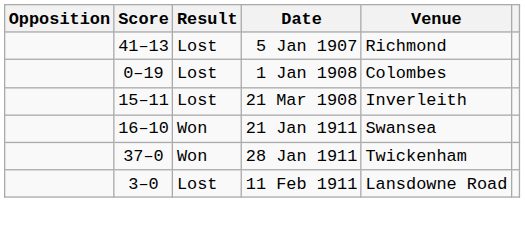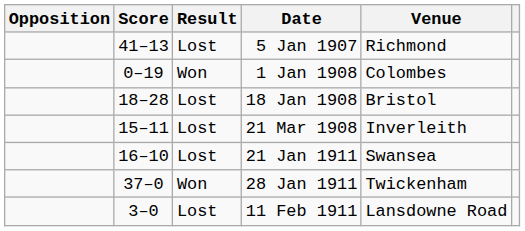(197, 74) Lost -> (192, 74) Won
+ row: (302, 101)
(192, 129) Won -> (197, 156) Lost
